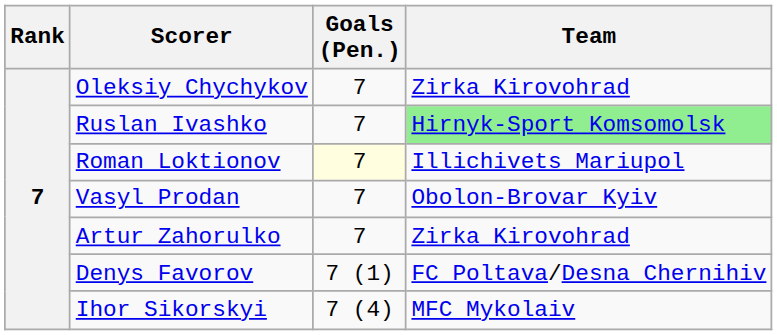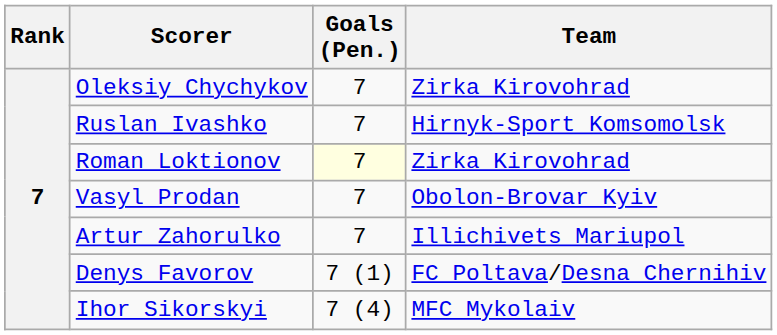(568, 125) lightgreen background -> (568, 125) no background
(548, 162) Illichivets Mariupol -> (521, 162) Zirka Kirovohrad
(521, 236) Zirka Kirovohrad -> (548, 236) Illichivets Mariupol
